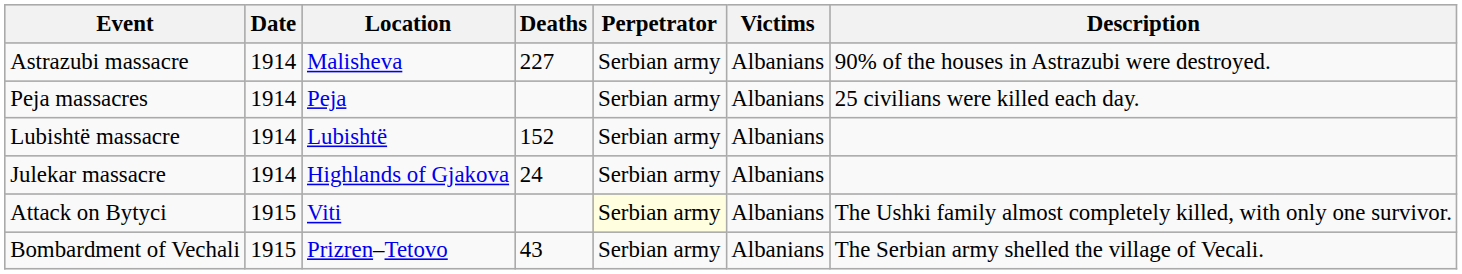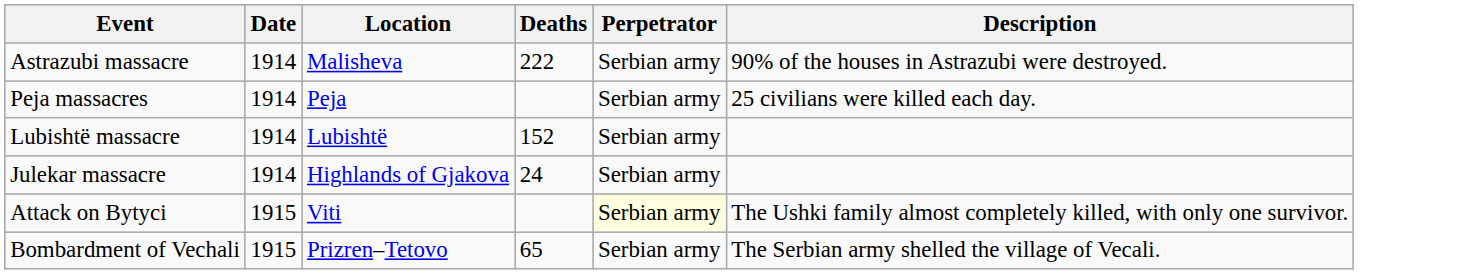- column: (778, 23)
(537, 61) 227 -> (537, 61) 222
(531, 250) 43 -> (531, 250) 65
